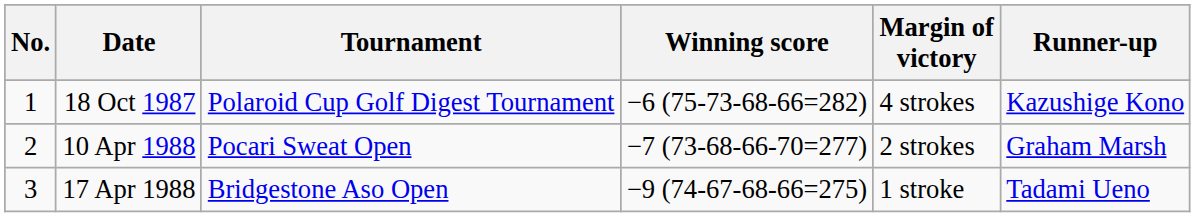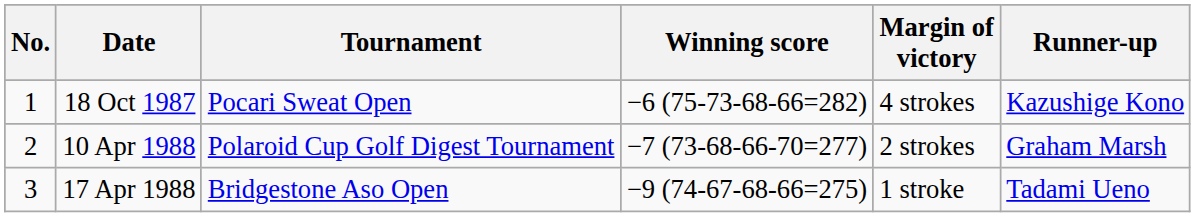(411, 101) Polaroid Cup Golf Digest Tournament -> (310, 101) Pocari Sweat Open
(310, 145) Pocari Sweat Open -> (411, 145) Polaroid Cup Golf Digest Tournament
